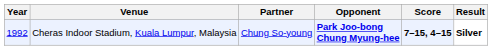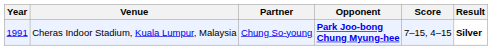(17, 33) 1992 -> (17, 33) 1991
(428, 33) bold -> (428, 33) normal
